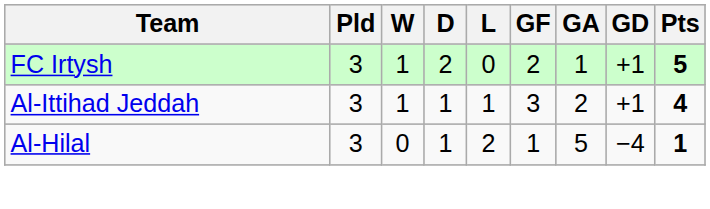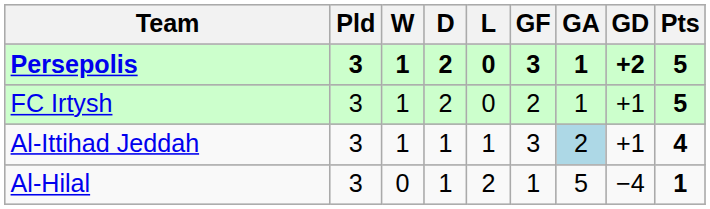+ row: (74, 64)
(581, 104) no background -> (581, 143) lightblue background
